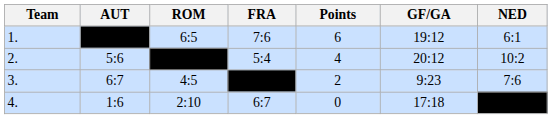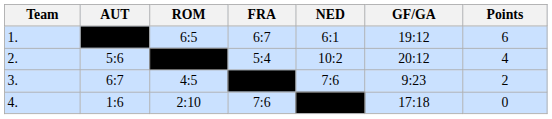columns swapped: (512, 15) <-> (338, 15)
(262, 37) 7:6 -> (262, 37) 6:7
(262, 102) 6:7 -> (262, 102) 7:6
